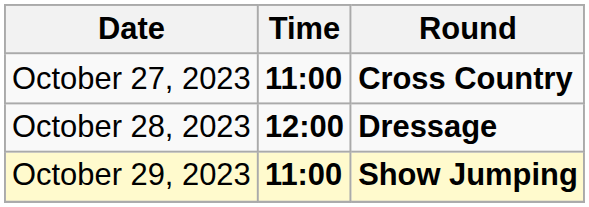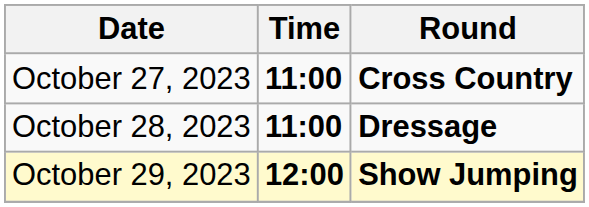(304, 126) 12:00 -> (304, 126) 11:00
(304, 175) 11:00 -> (304, 175) 12:00
